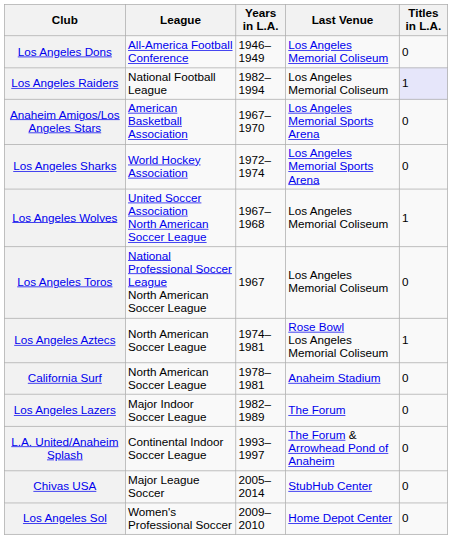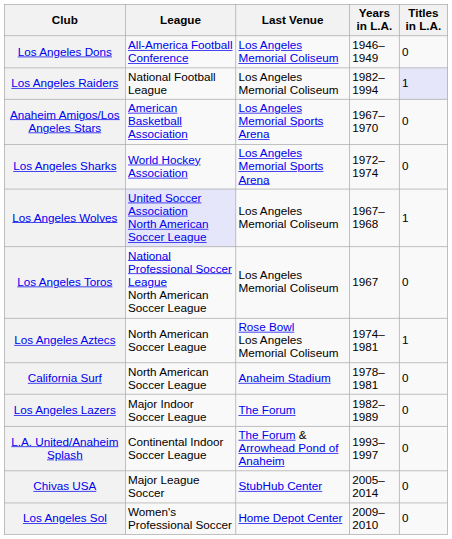columns swapped: (342, 20) <-> (261, 20)
(168, 218) no background -> (168, 218) lavender background
